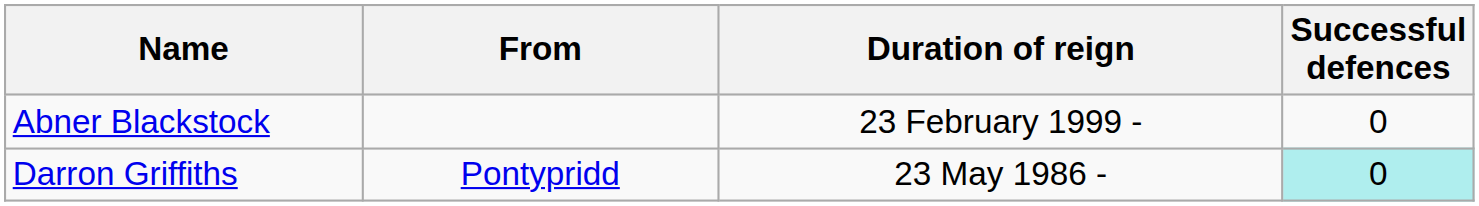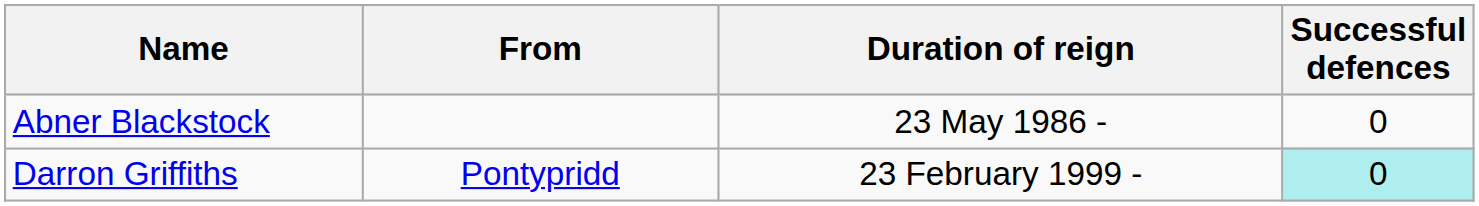(1001, 121) 23 February 1999 - -> (1001, 121) 23 May 1986 -
(1001, 173) 23 May 1986 - -> (1001, 173) 23 February 1999 -
